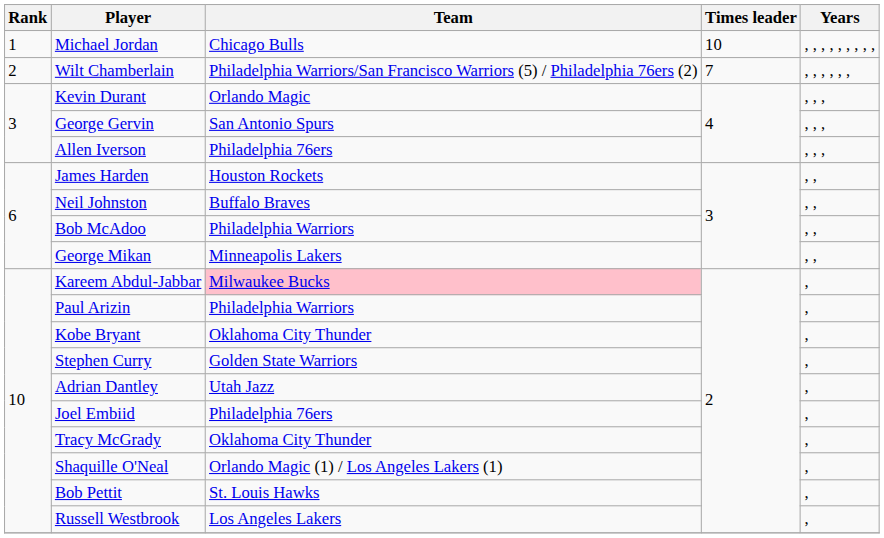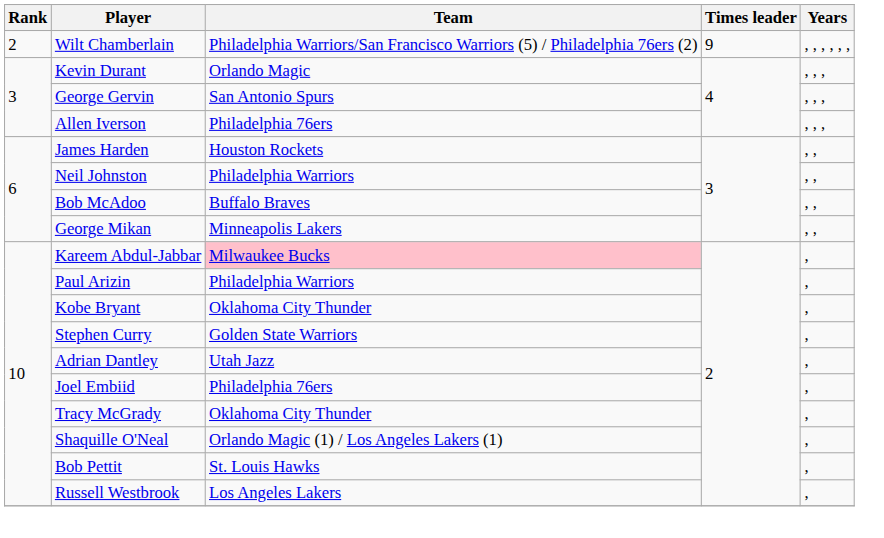- row: (106, 44)
(709, 70) 7 -> (709, 44) 9
(259, 202) Buffalo Braves -> (281, 176) Philadelphia Warriors
(281, 228) Philadelphia Warriors -> (259, 202) Buffalo Braves
